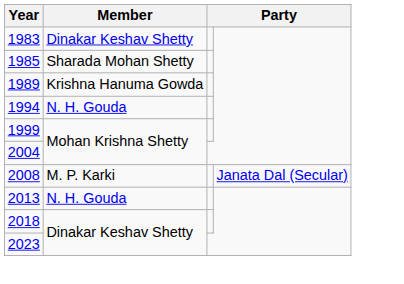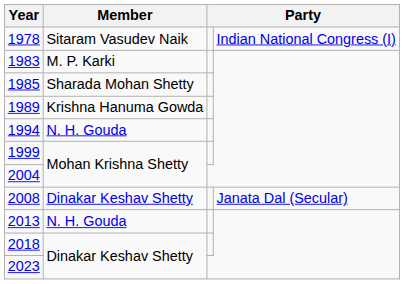+ row: (24, 38)
(120, 38) Dinakar Keshav Shetty -> (81, 61) M. P. Karki
(81, 175) M. P. Karki -> (120, 198) Dinakar Keshav Shetty
